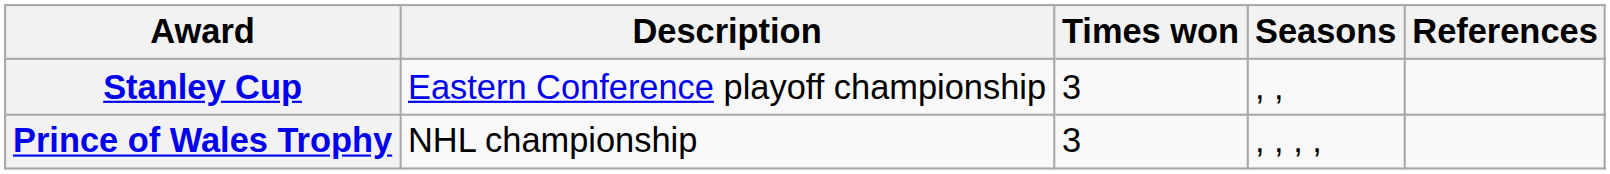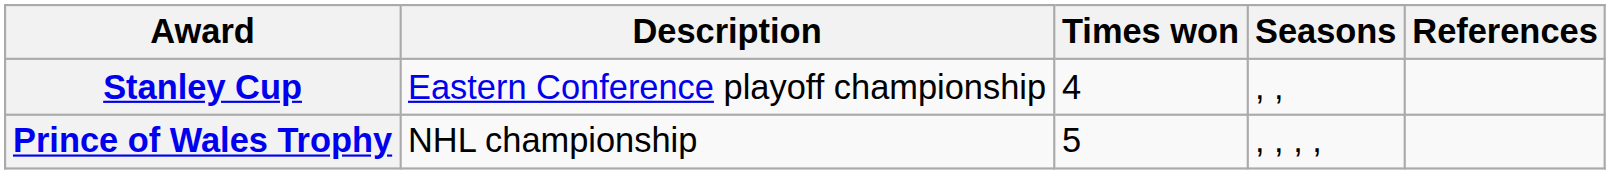(1072, 86) 3 -> (1072, 86) 4
(1072, 140) 3 -> (1072, 140) 5
